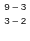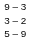+ row: (15, 34)
